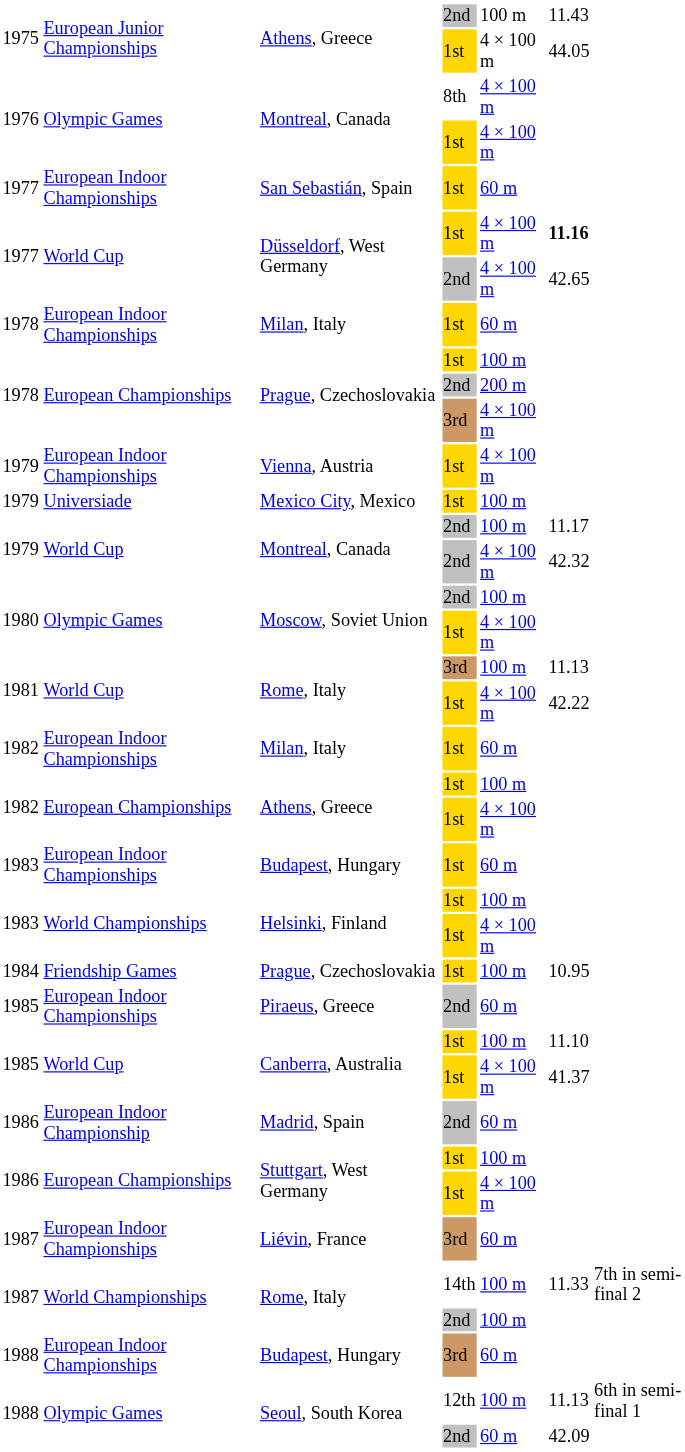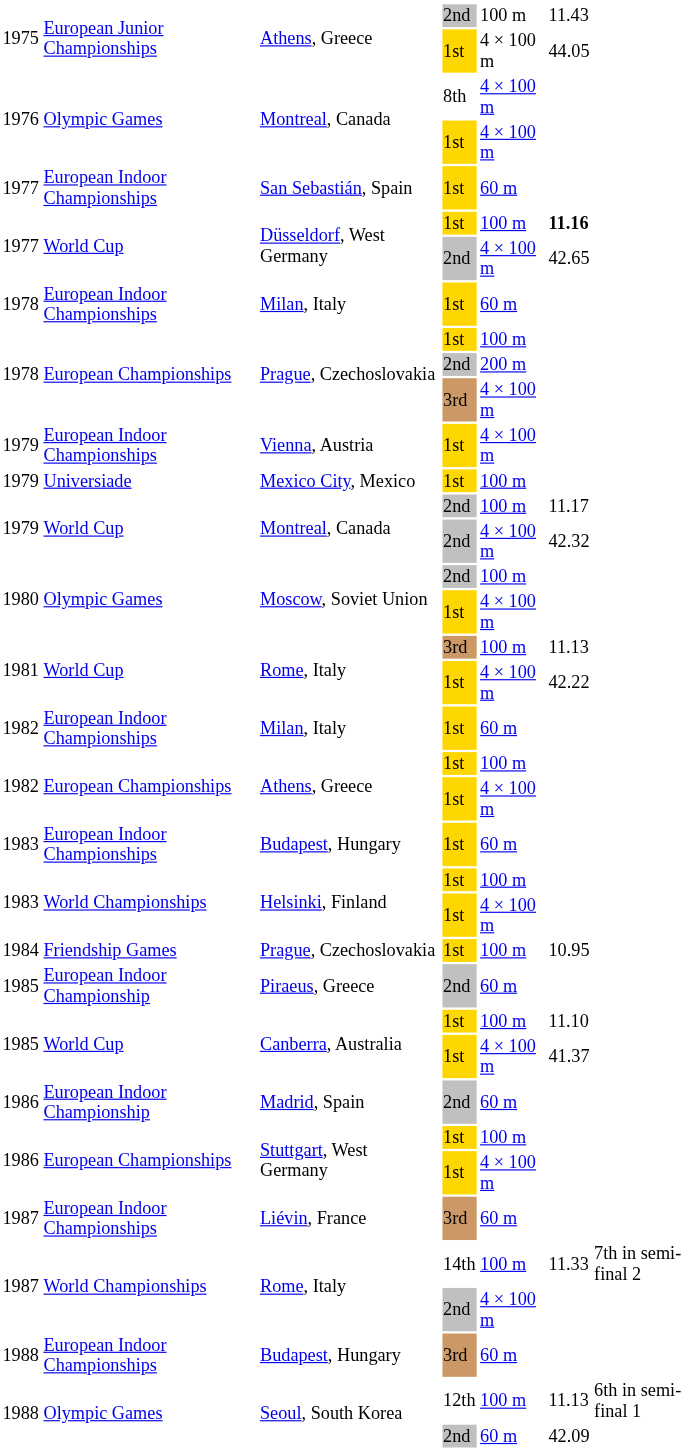(508, 233) 4 × 100 m -> (503, 223) 100 m
(105, 1006) European Indoor Championships -> (105, 985) European Indoor Championship
(503, 1319) 100 m -> (508, 1309) 4 × 100 m
